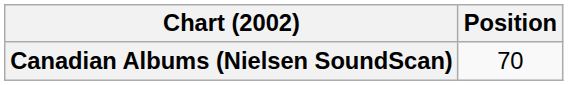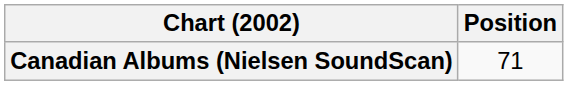(510, 60) 70 -> (510, 60) 71
